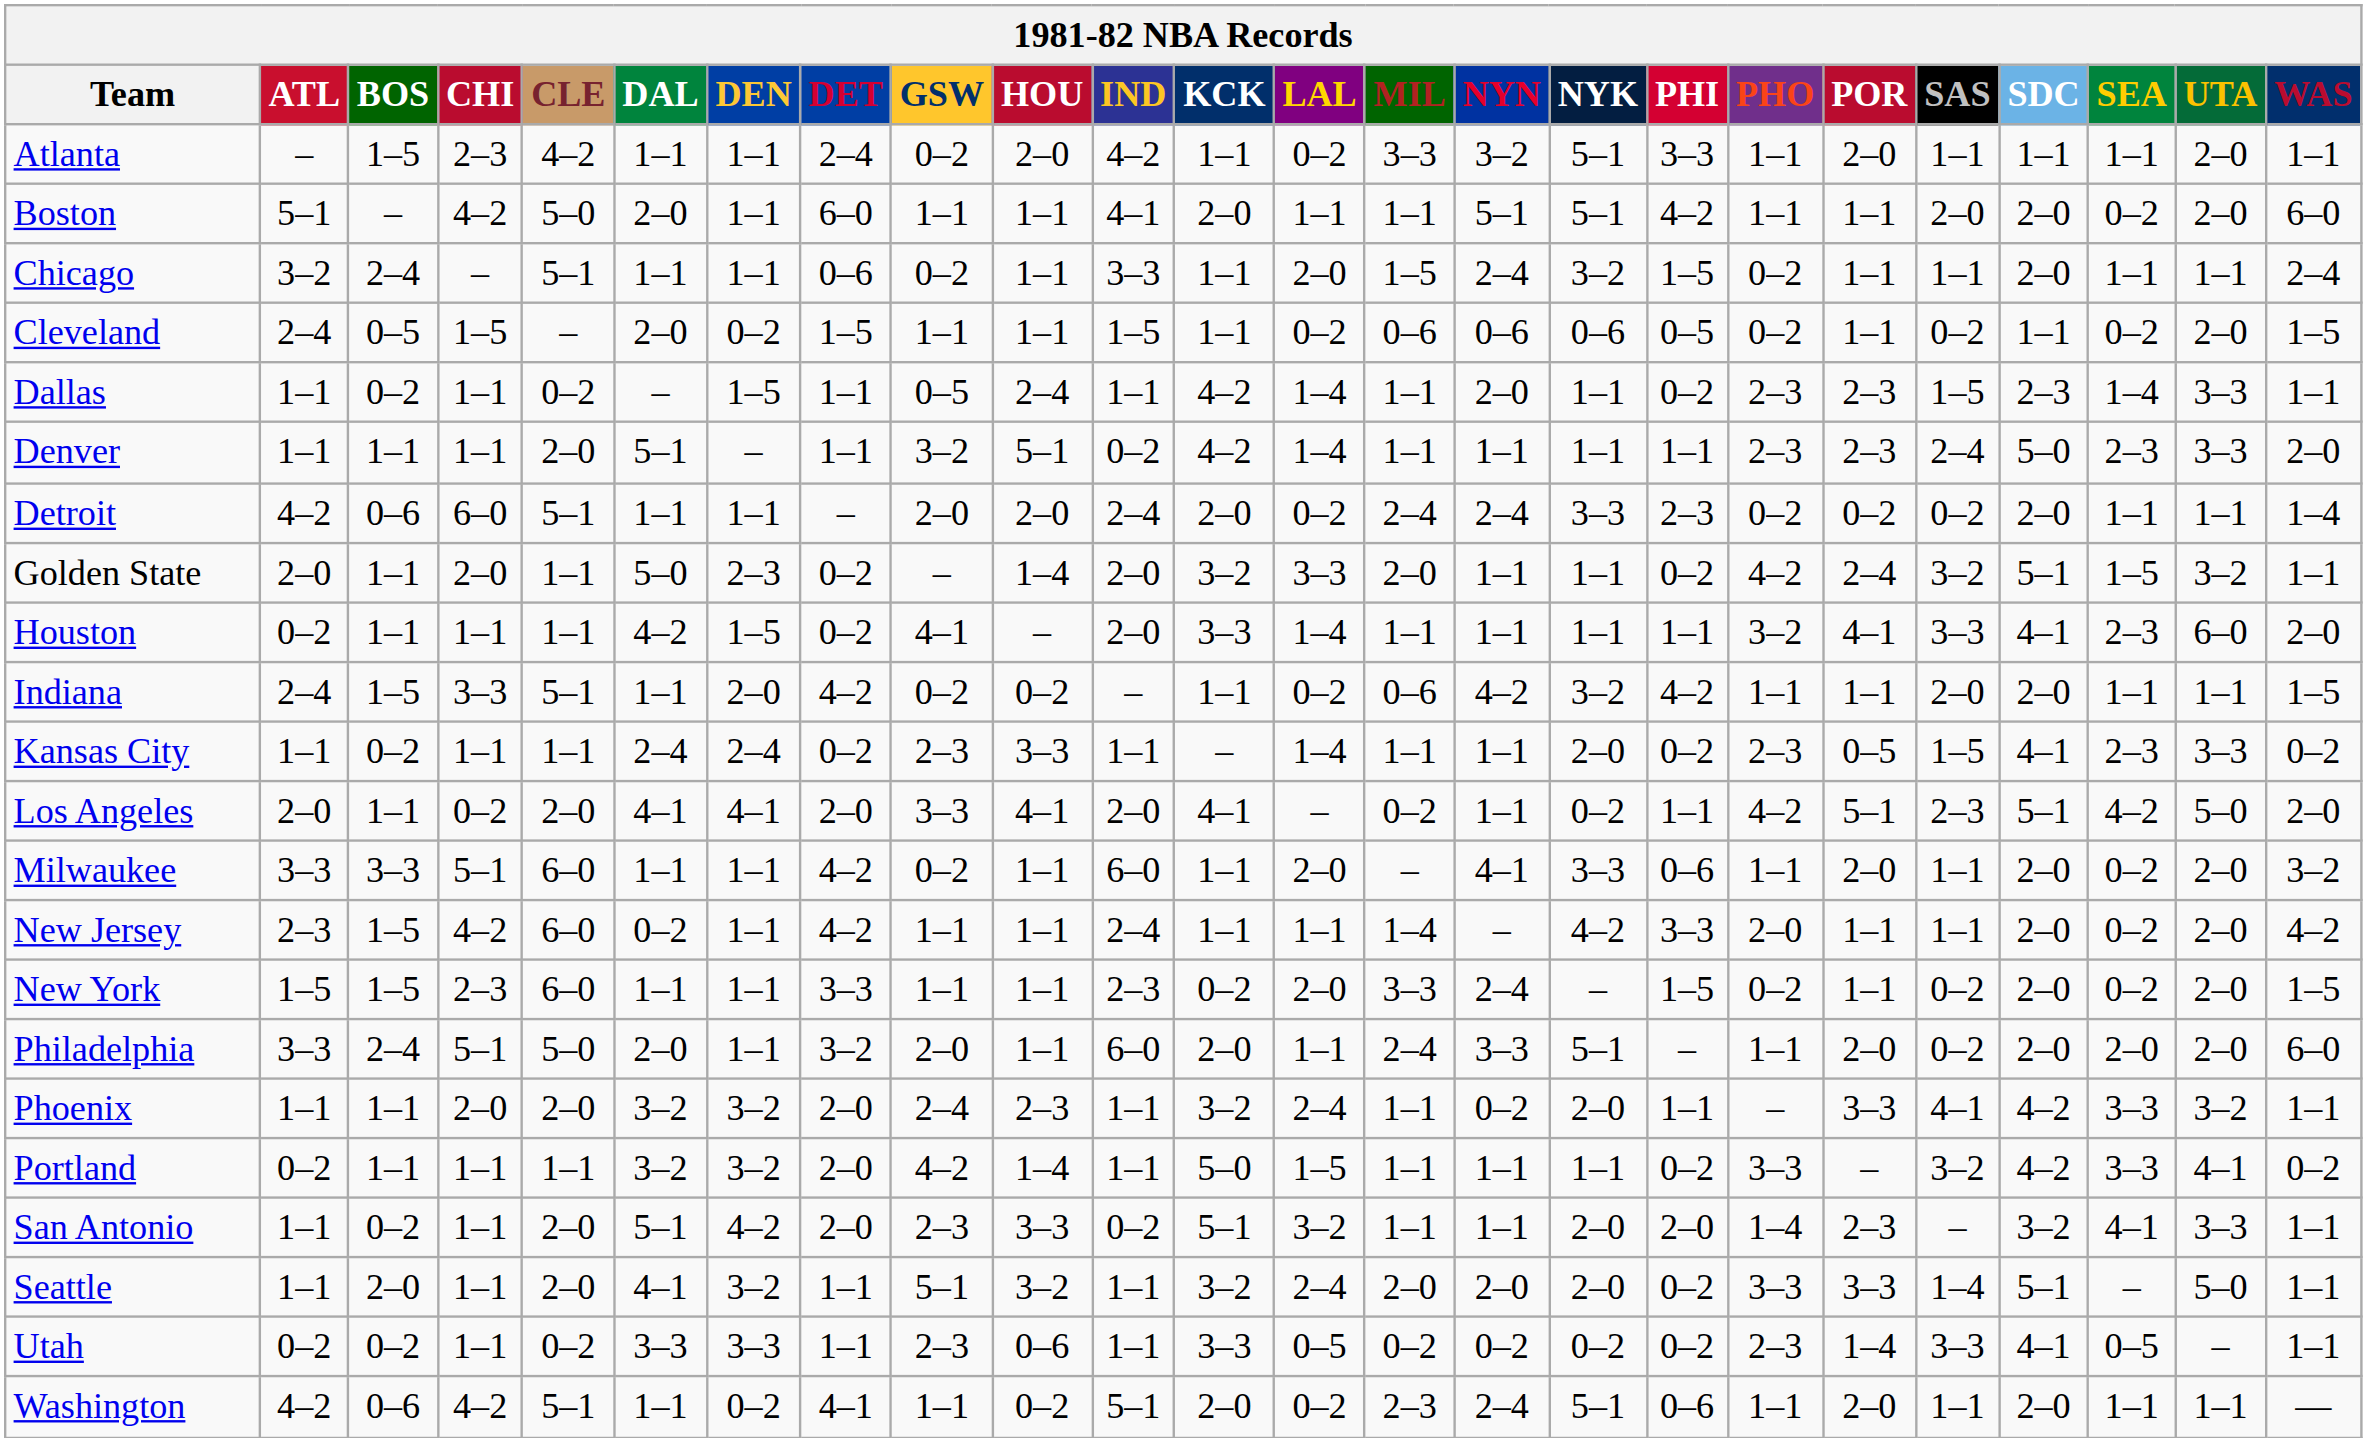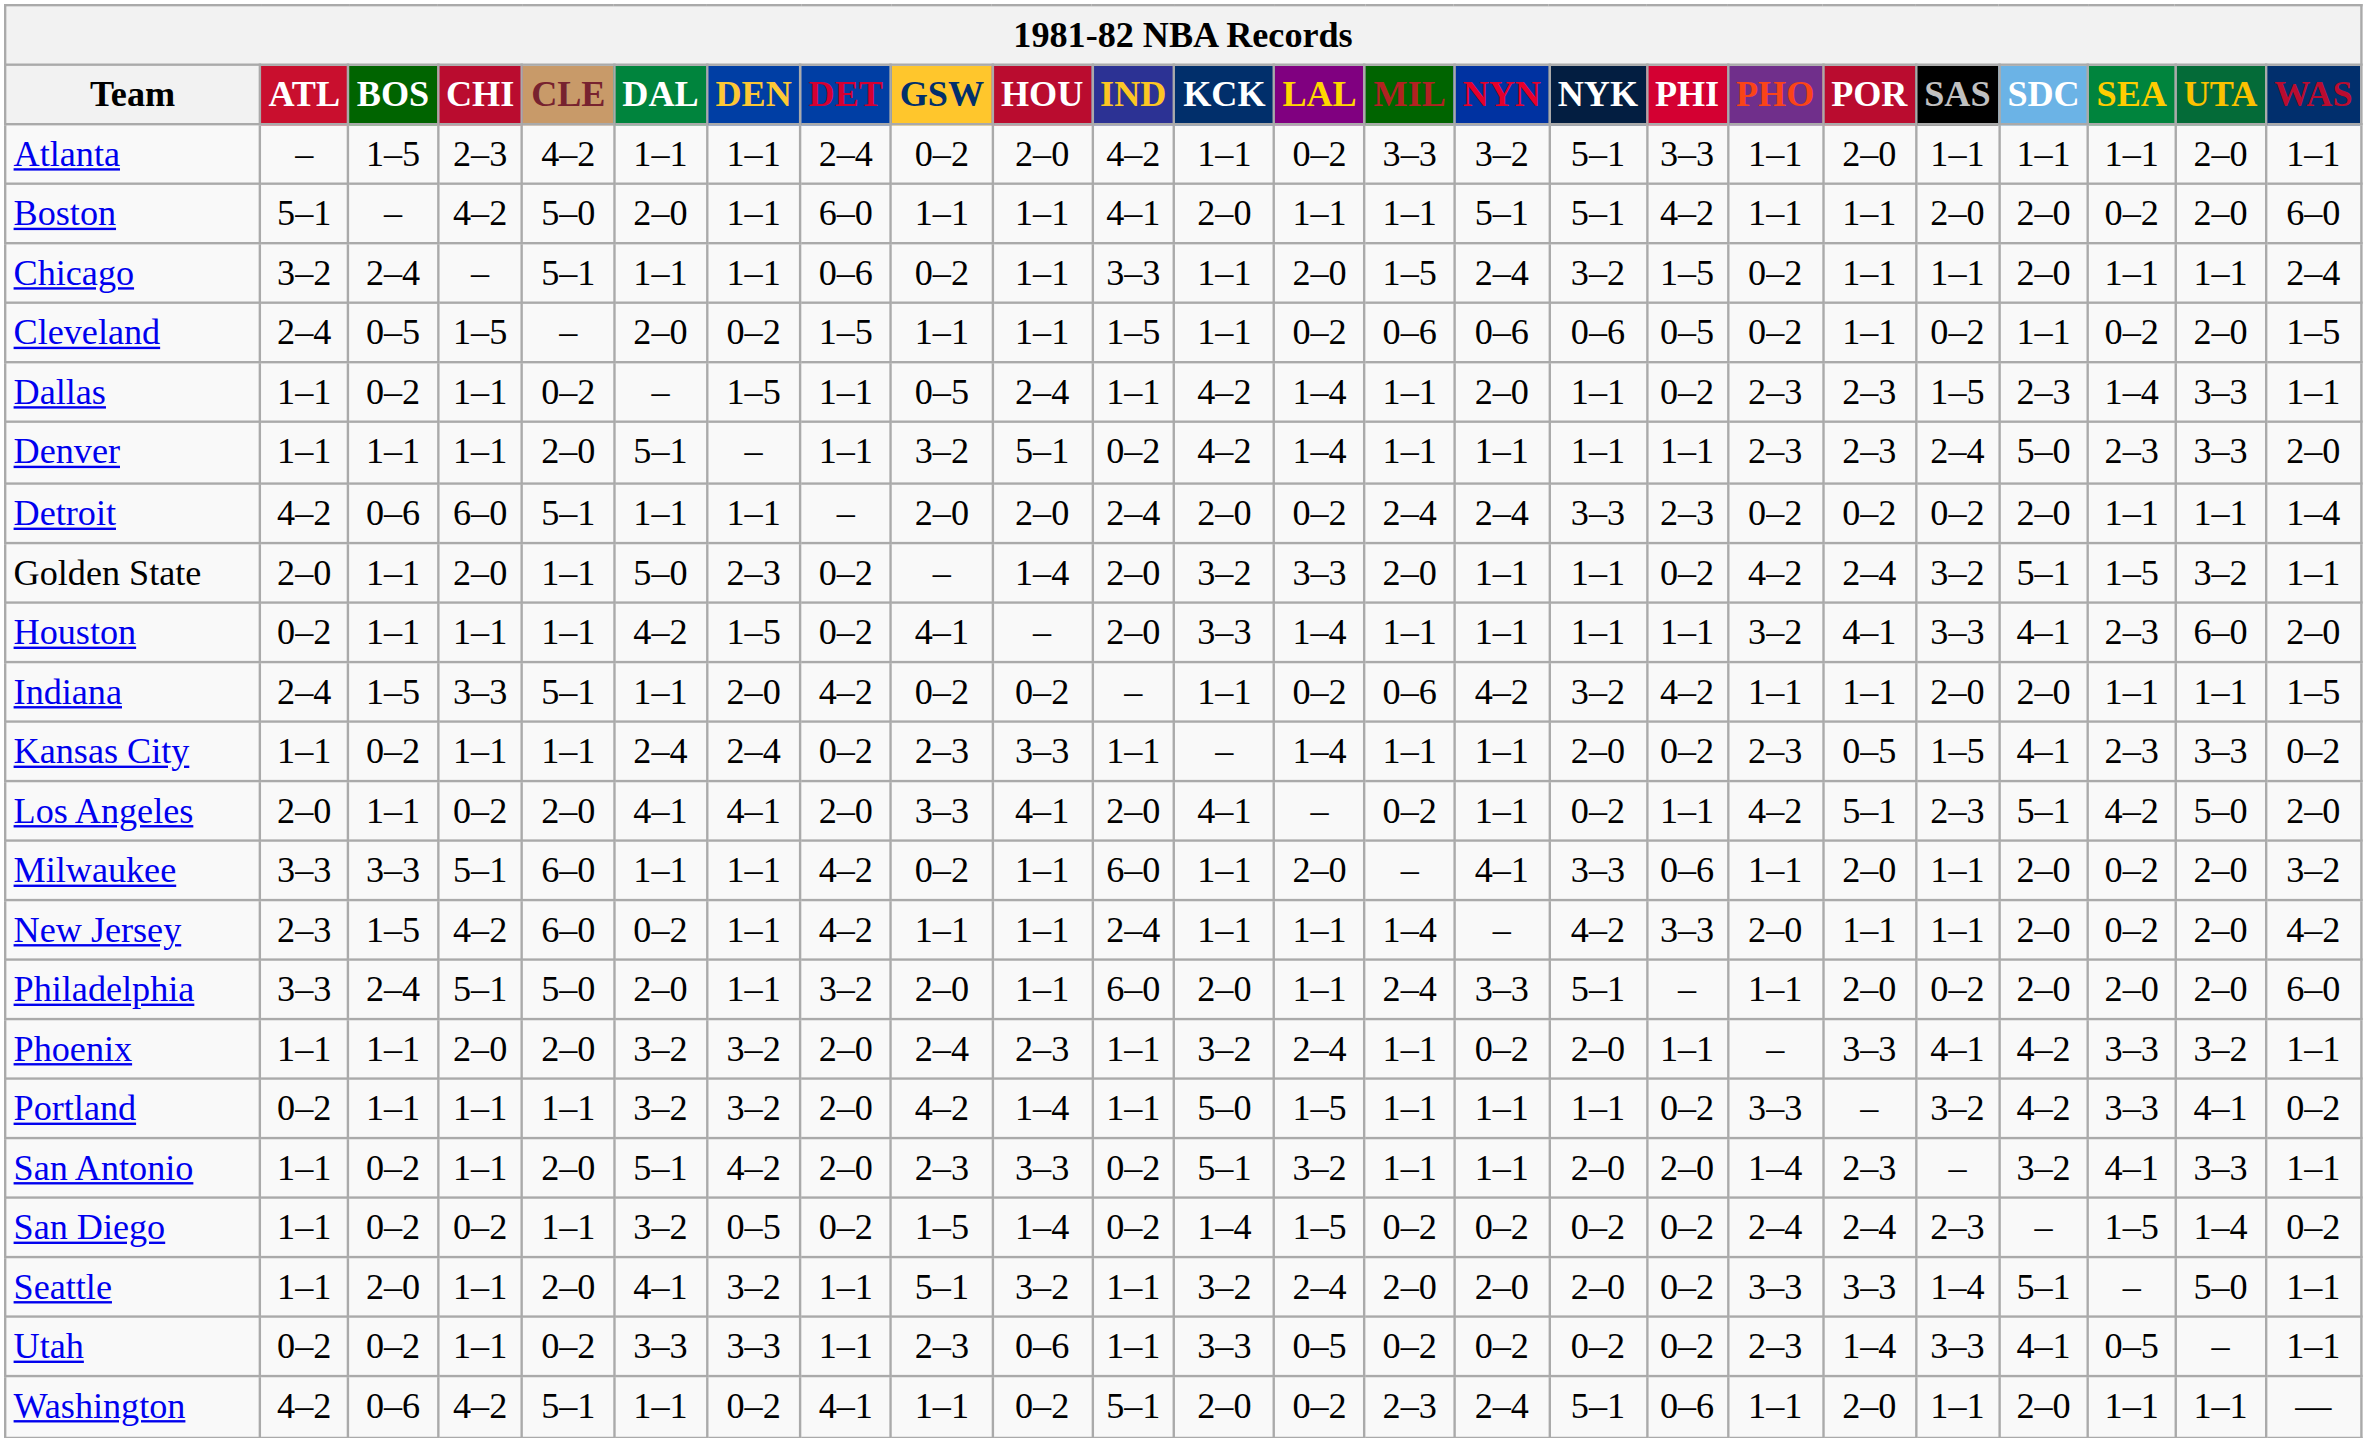- row: (87, 988)
+ row: (89, 1227)
